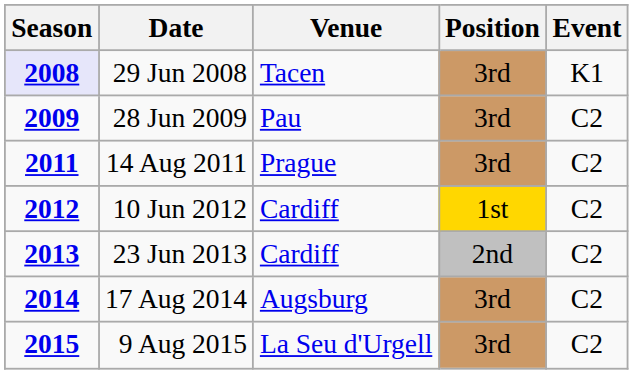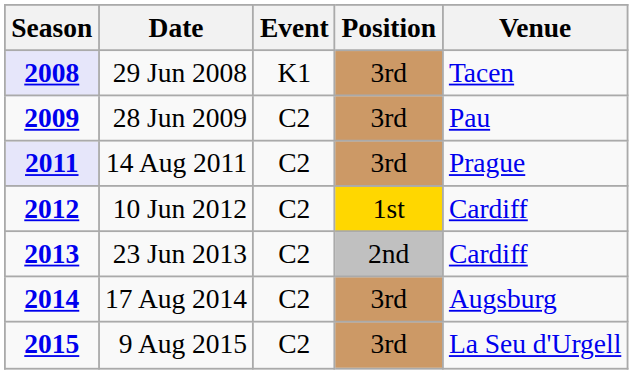columns swapped: (346, 27) <-> (587, 27)
(52, 163) no background -> (52, 163) lavender background
